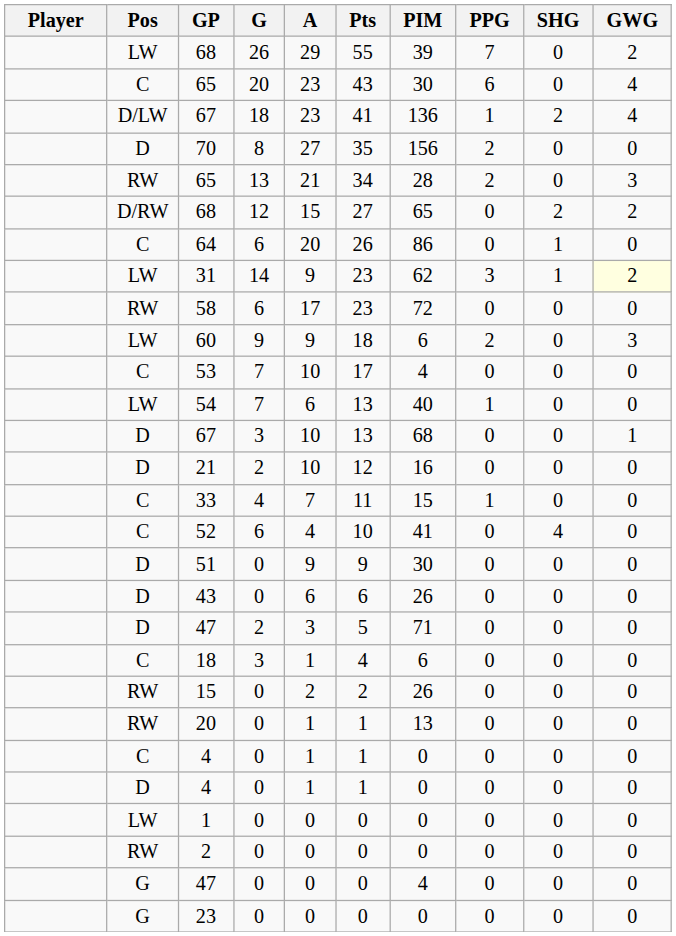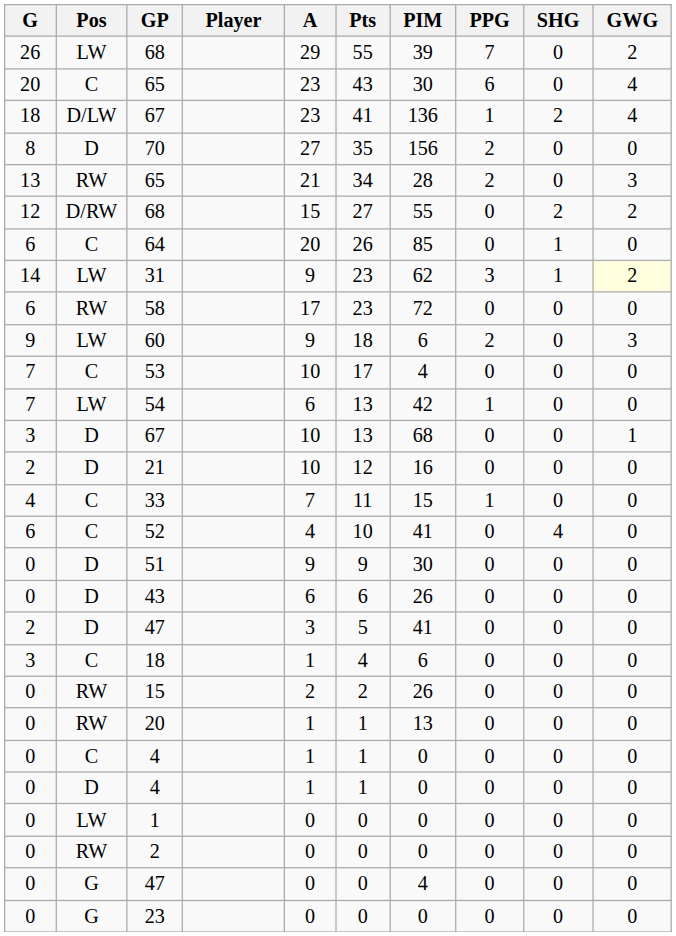columns swapped: (56, 20) <-> (259, 20)
(423, 212) 65 -> (423, 212) 55
(423, 244) 86 -> (423, 244) 85
(423, 404) 40 -> (423, 404) 42
(423, 627) 71 -> (423, 627) 41
